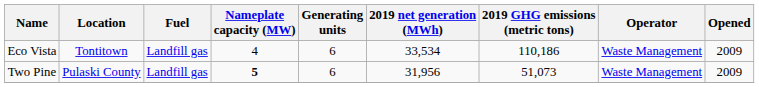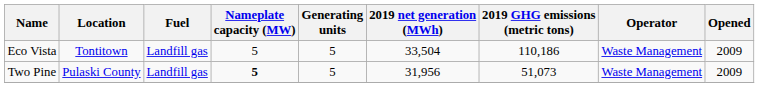(255, 51) 4 -> (255, 51) 5
(332, 51) 6 -> (332, 51) 5
(423, 51) 33,534 -> (423, 51) 33,504
(332, 72) 6 -> (332, 72) 5
